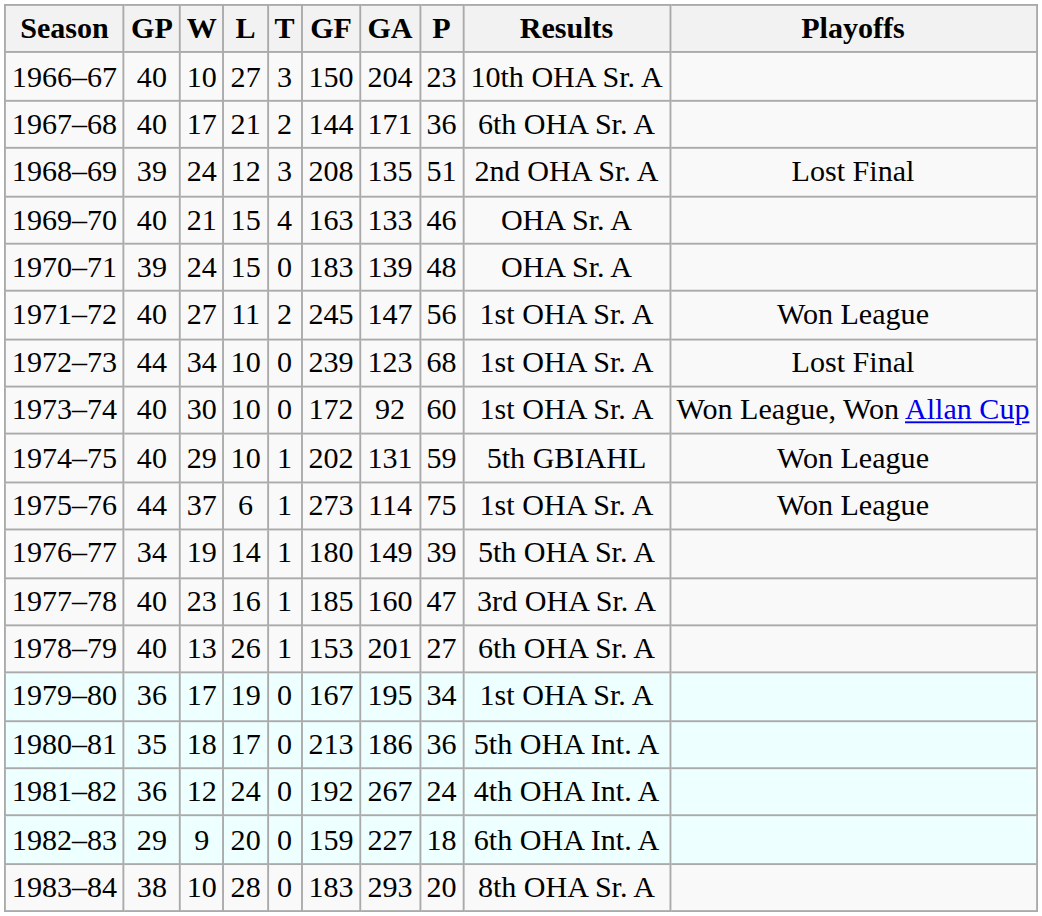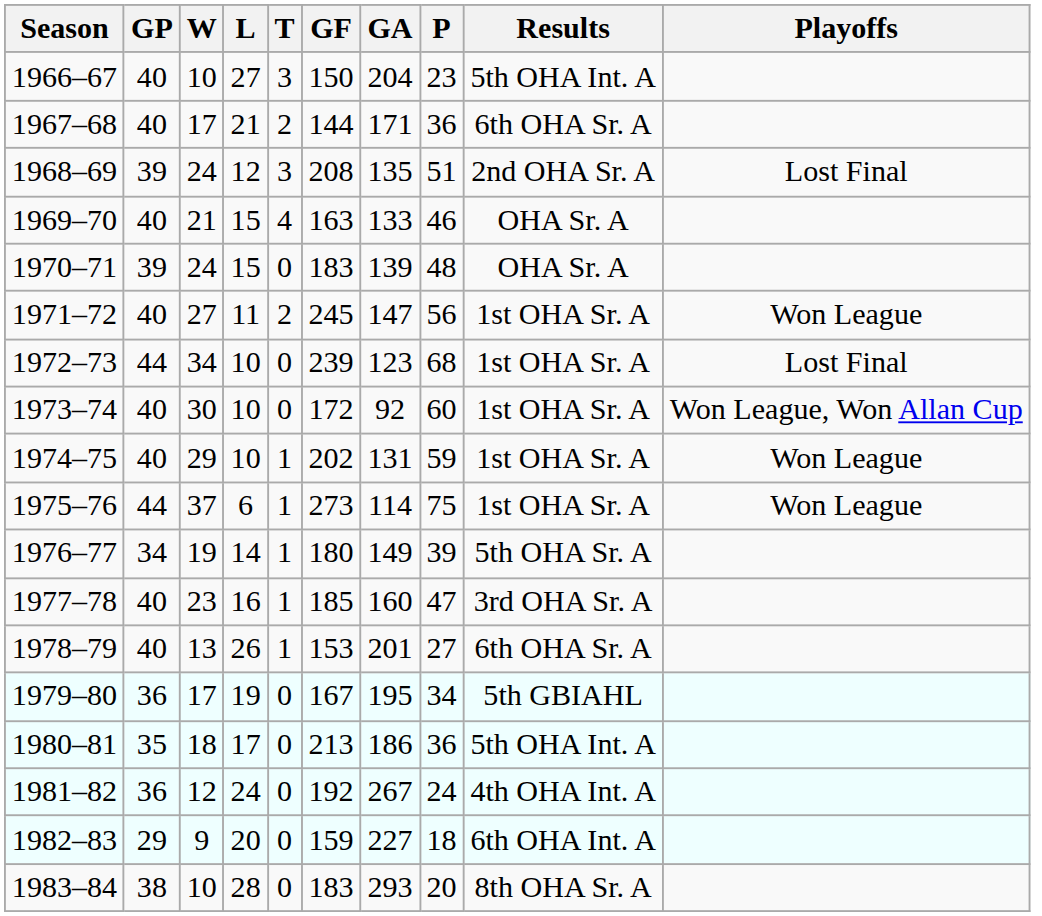(567, 76) 10th OHA Sr. A -> (563, 76) 5th OHA Int. A
(566, 457) 5th GBIAHL -> (563, 457) 1st OHA Sr. A
(567, 696) 1st OHA Sr. A -> (563, 696) 5th GBIAHL
